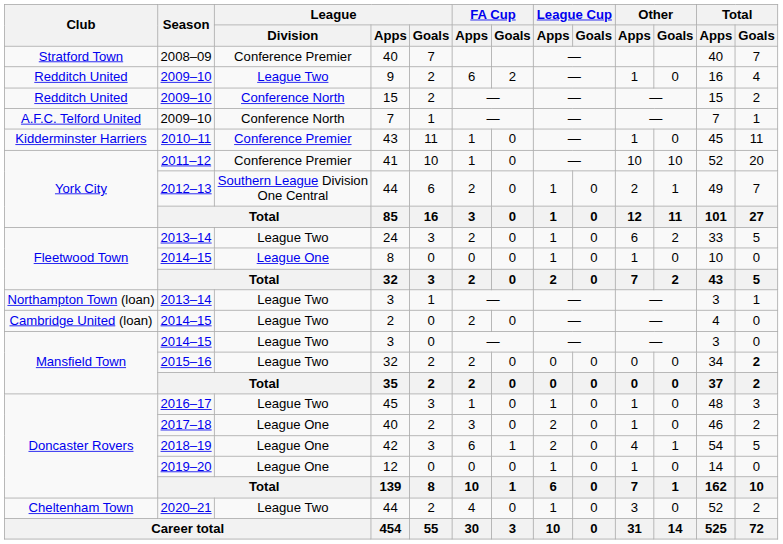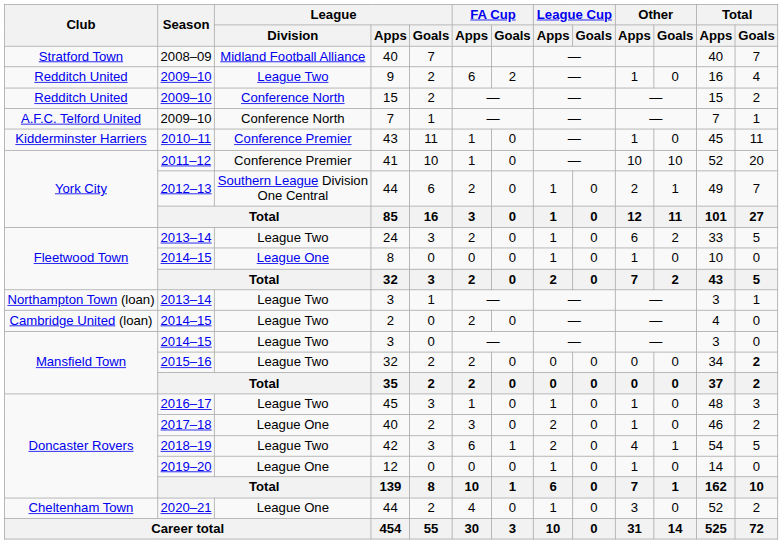(293, 56) Conference Premier -> (293, 56) Midland Football Alliance
(293, 445) League One -> (293, 445) League Two
(293, 508) League Two -> (293, 508) League One
